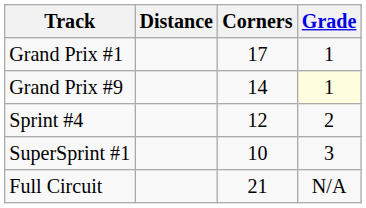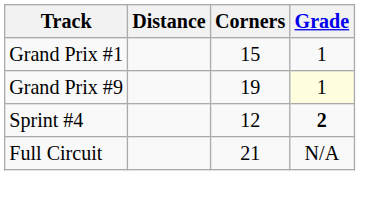(257, 54) 17 -> (250, 54) 15
(257, 87) 14 -> (250, 87) 19
(329, 120) normal -> (322, 120) bold
- row: (70, 153)
